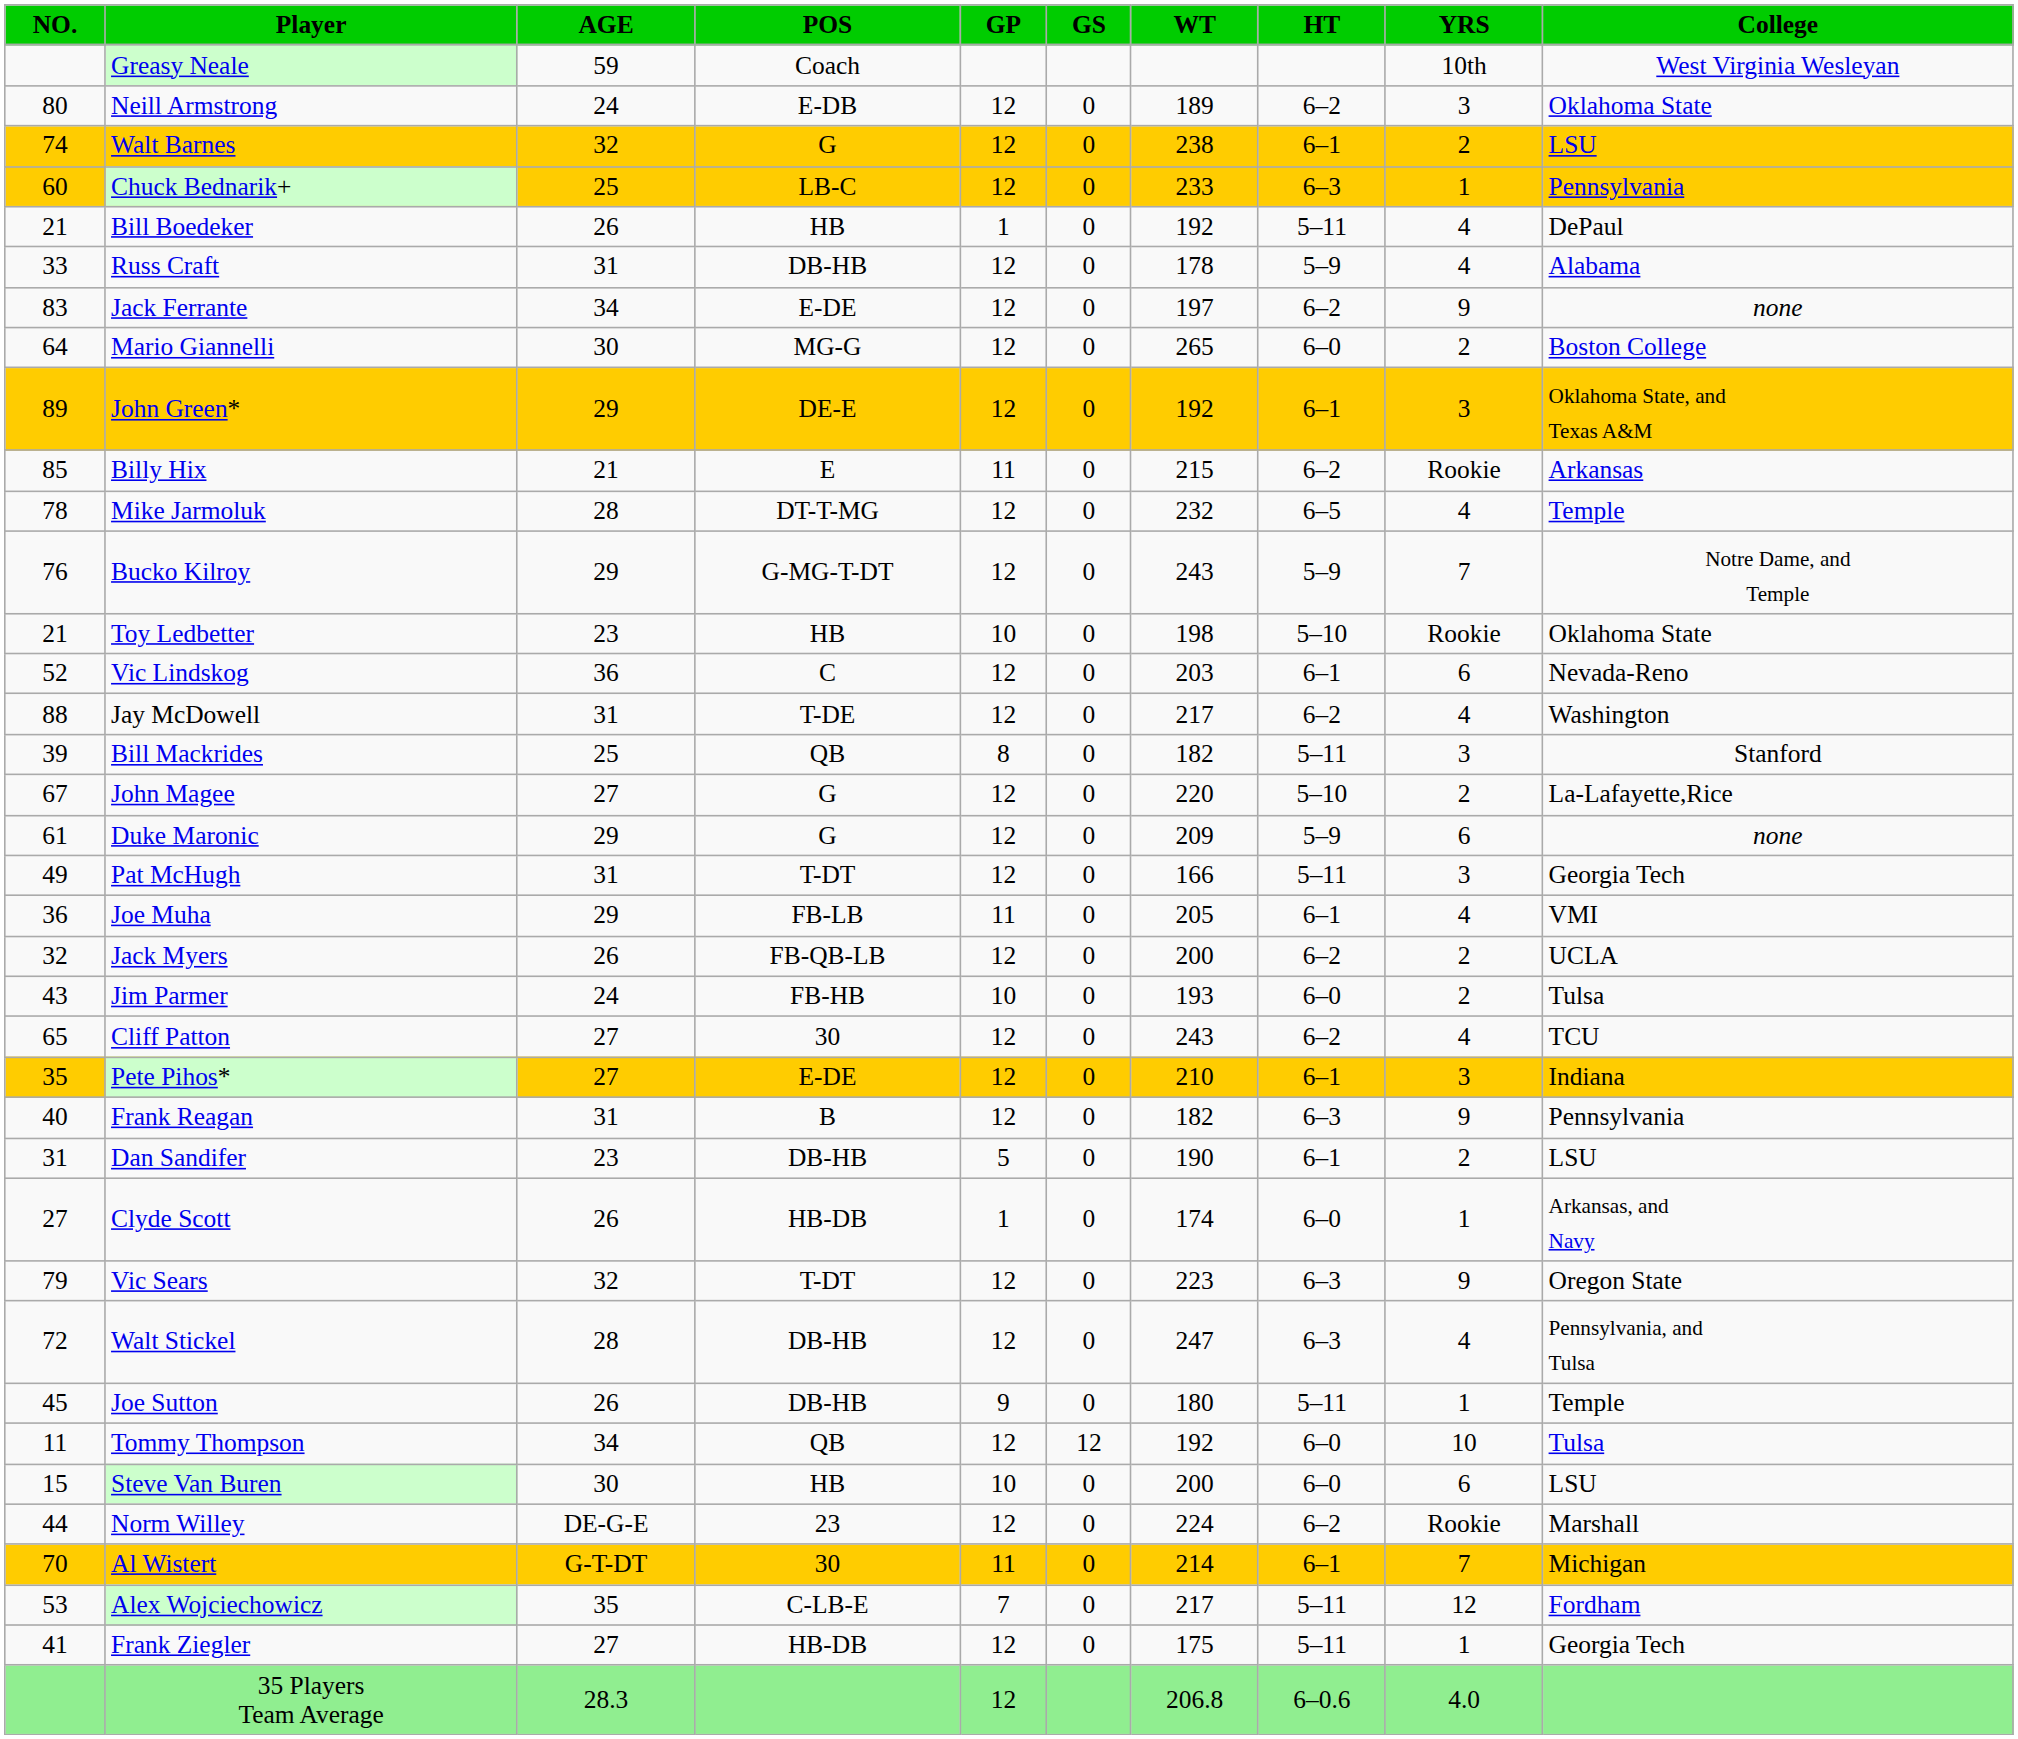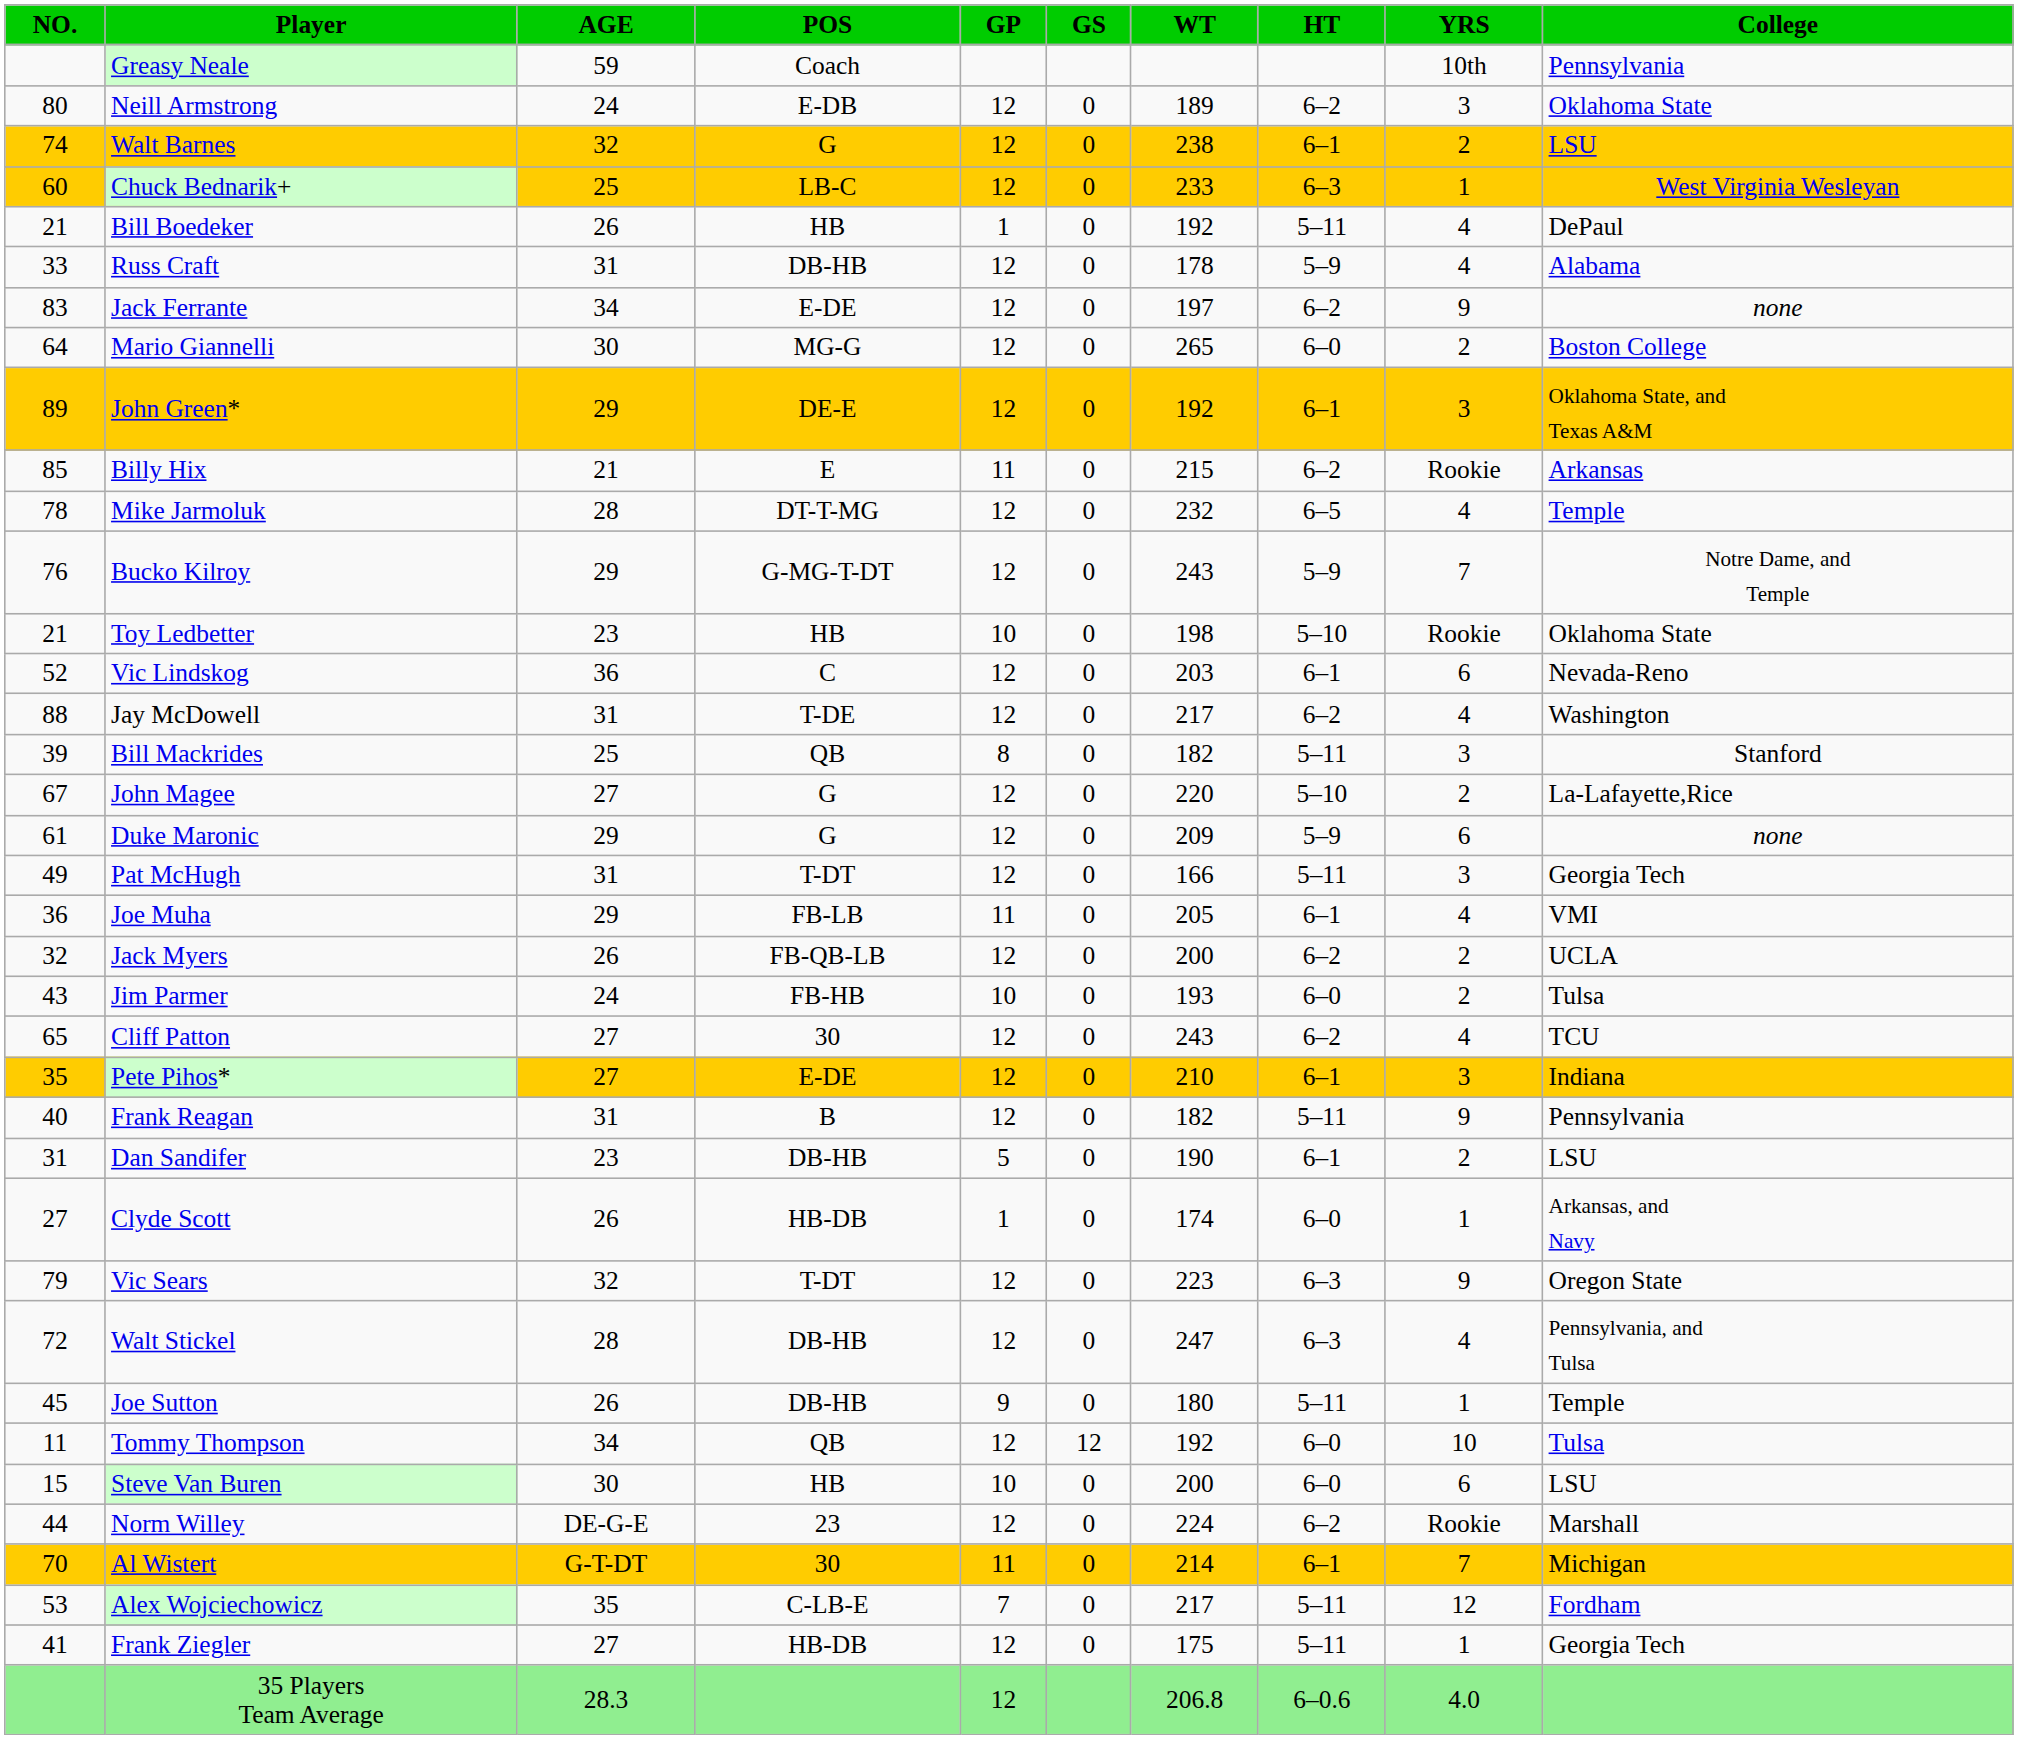(1778, 65) West Virginia Wesleyan -> (1616, 65) Pennsylvania
(1616, 186) Pennsylvania -> (1778, 186) West Virginia Wesleyan
(1322, 1117) 6–3 -> (1322, 1117) 5–11
